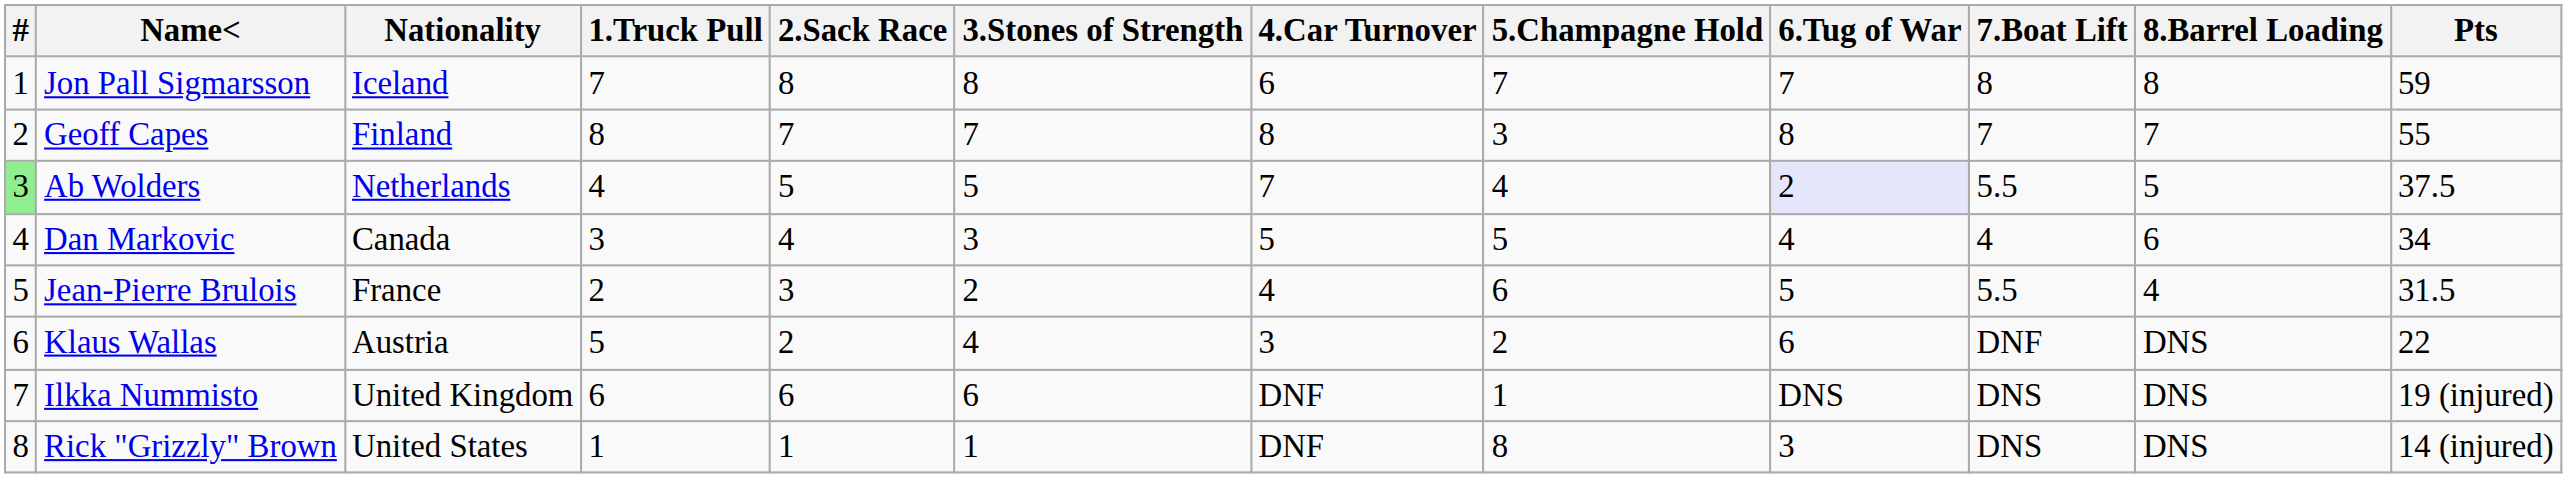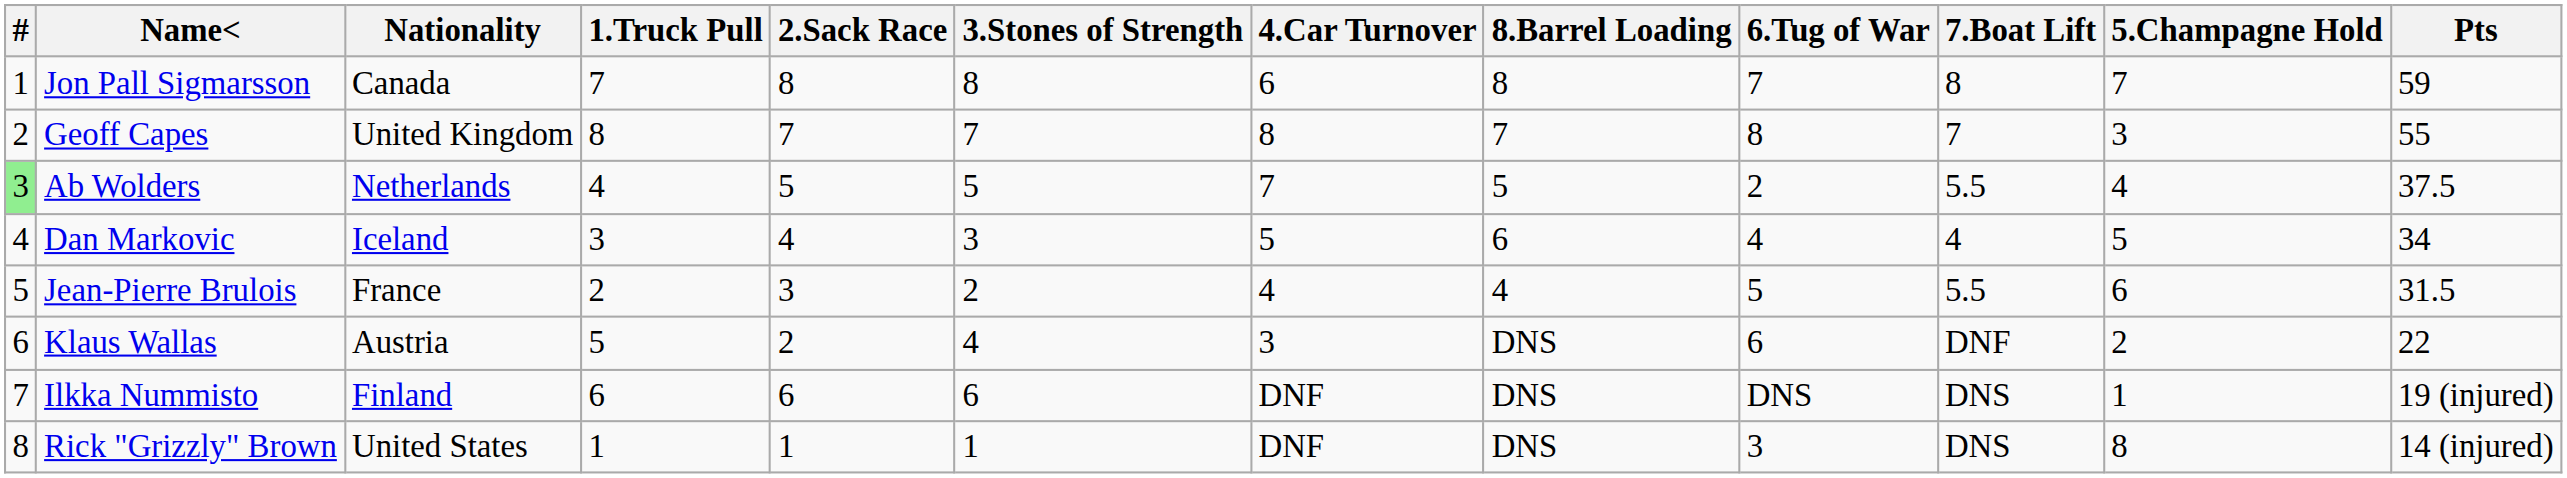columns swapped: (1627, 30) <-> (2263, 30)
(400, 82) Iceland -> (401, 82) Canada
(402, 134) Finland -> (463, 134) United Kingdom
(1786, 186) lavender background -> (1755, 186) no background
(401, 238) Canada -> (400, 238) Iceland
(463, 394) United Kingdom -> (402, 394) Finland
